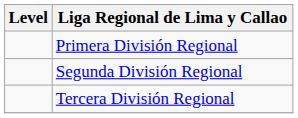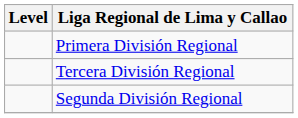rows swapped: (149, 71) <-> (145, 98)
